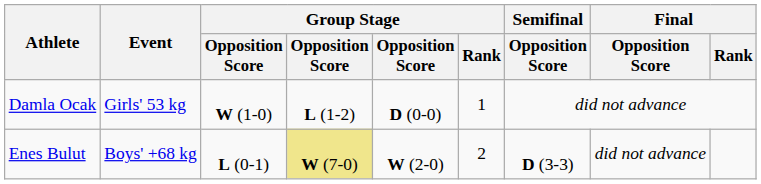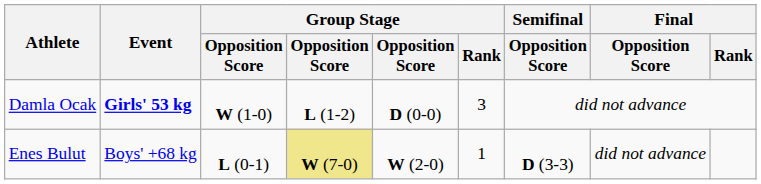(145, 104) normal -> (148, 104) bold
(482, 104) 1 -> (482, 104) 3
(482, 154) 2 -> (482, 154) 1
